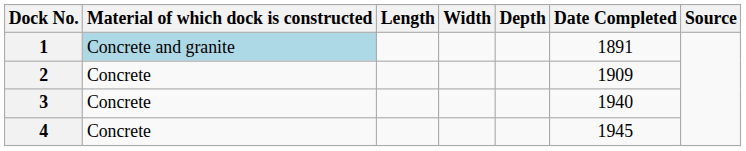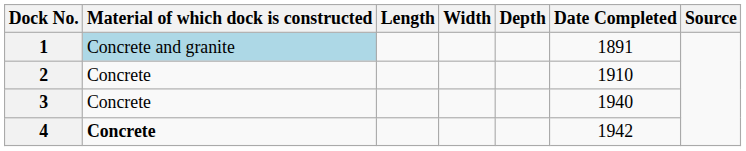(615, 74) 1909 -> (615, 74) 1910
(119, 131) normal -> (121, 131) bold
(615, 131) 1945 -> (615, 131) 1942
